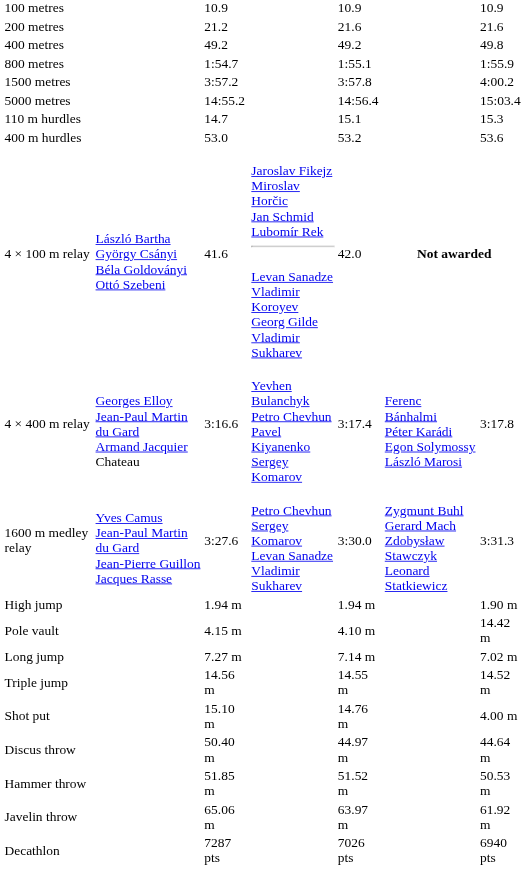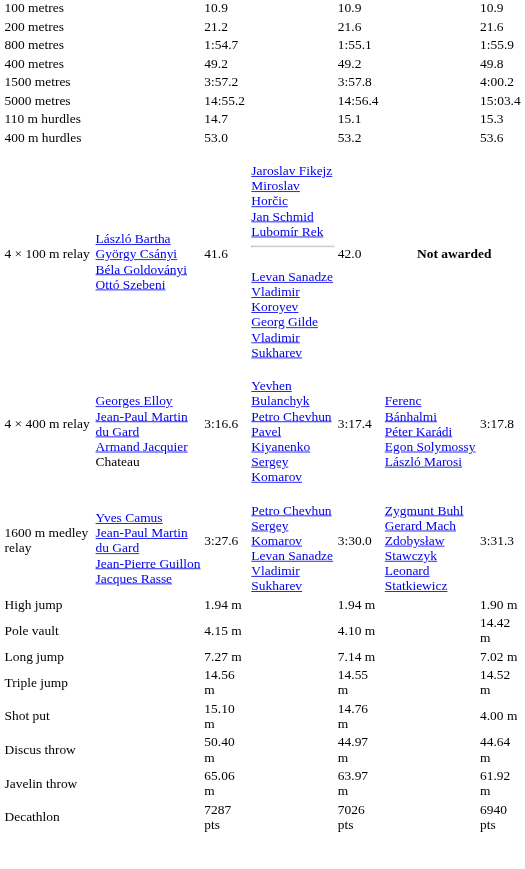rows swapped: (34, 45) <-> (34, 63)
- row: (45, 783)
